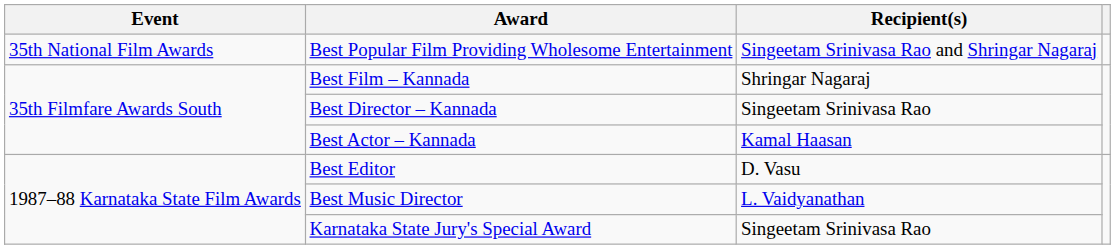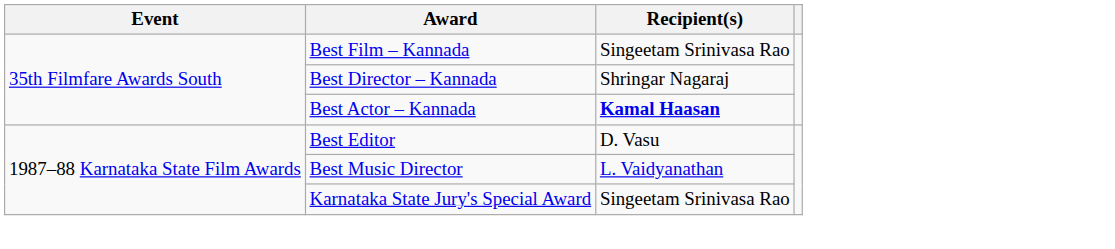- row: (521, 49)
(806, 79) Shringar Nagaraj -> (695, 49) Singeetam Srinivasa Rao
(836, 109) Singeetam Srinivasa Rao -> (665, 79) Shringar Nagaraj
(796, 139) normal -> (660, 109) bold
